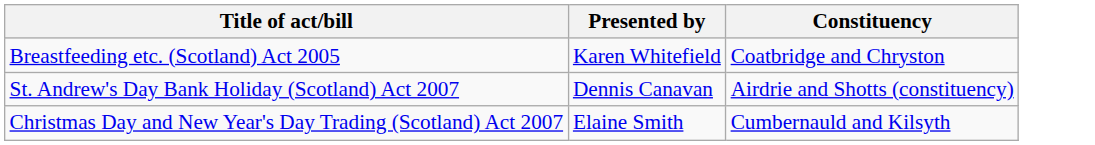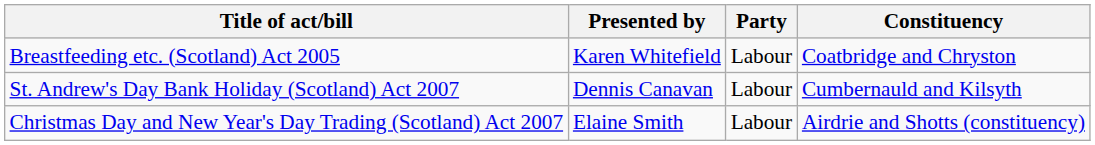+ column: (761, 21)
(872, 88) Airdrie and Shotts (constituency) -> (912, 88) Cumbernauld and Kilsyth
(841, 122) Cumbernauld and Kilsyth -> (943, 122) Airdrie and Shotts (constituency)
